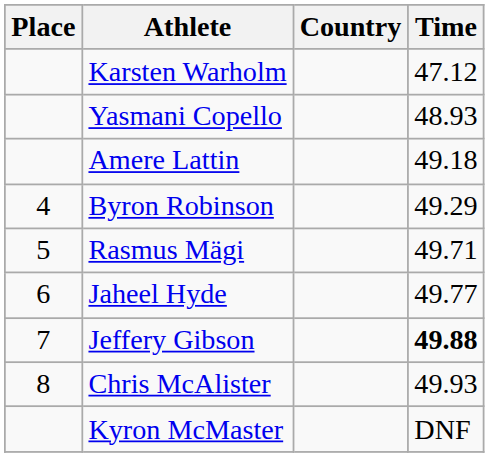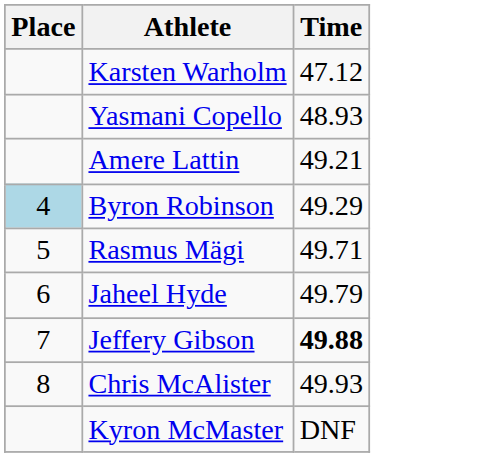- column: (350, 26)
(446, 160) 49.18 -> (331, 160) 49.21
(43, 205) no background -> (43, 205) lightblue background
(446, 294) 49.77 -> (331, 294) 49.79
